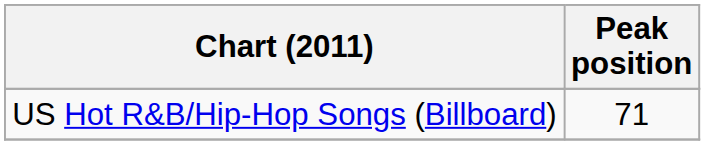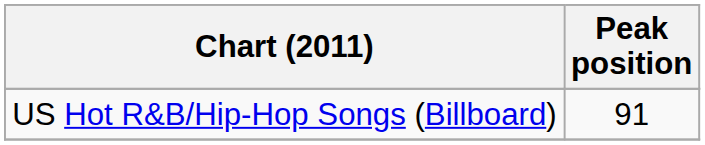(632, 113) 71 -> (632, 113) 91
